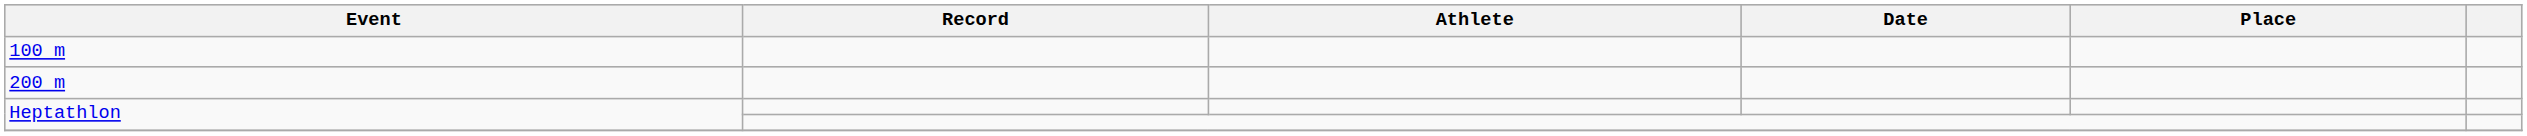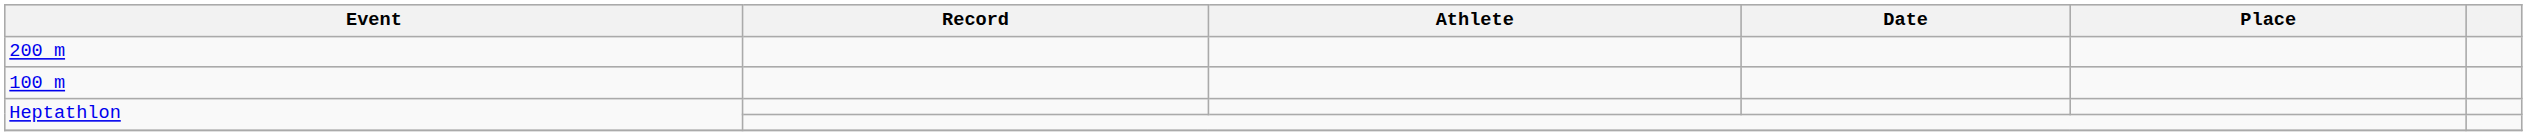rows swapped: (37, 51) <-> (37, 83)
